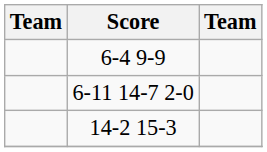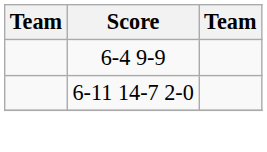- row: (133, 127)
